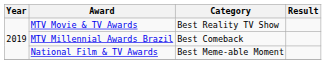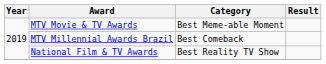(228, 25) Best Reality TV Show -> (231, 25) Best Meme-able Moment
(231, 53) Best Meme-able Moment -> (228, 53) Best Reality TV Show
